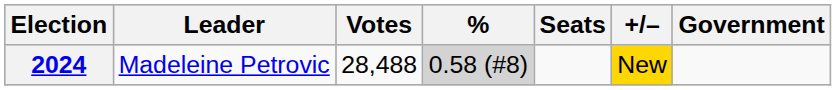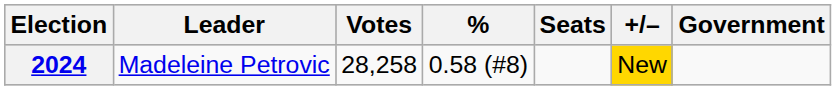(379, 64) 28,488 -> (379, 64) 28,258
(478, 64) lightgrey background -> (478, 64) no background
